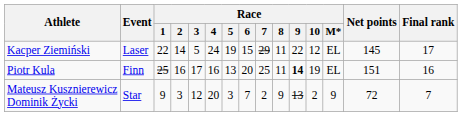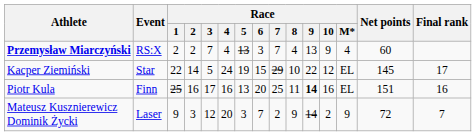+ row: (69, 51)
(136, 51) Laser -> (145, 70) Star
(281, 51) 11 -> (294, 70) 10
(315, 70) 19 -> (328, 89) 16
(132, 96) Star -> (149, 115) Laser
(298, 96) 13 -> (311, 115) 14
